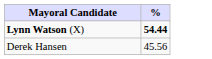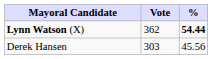+ column: (160, 12)
